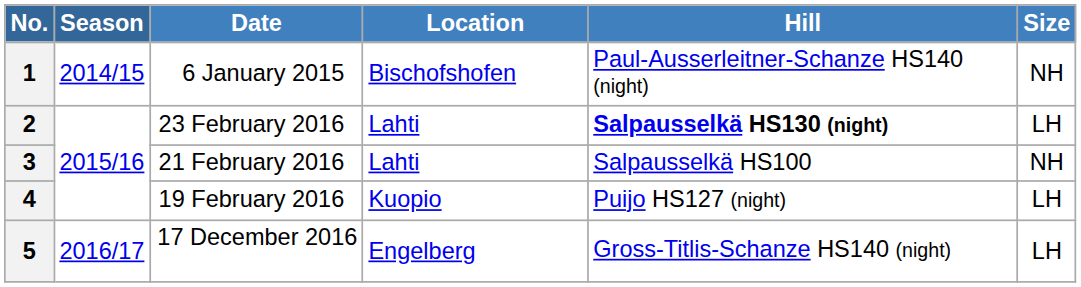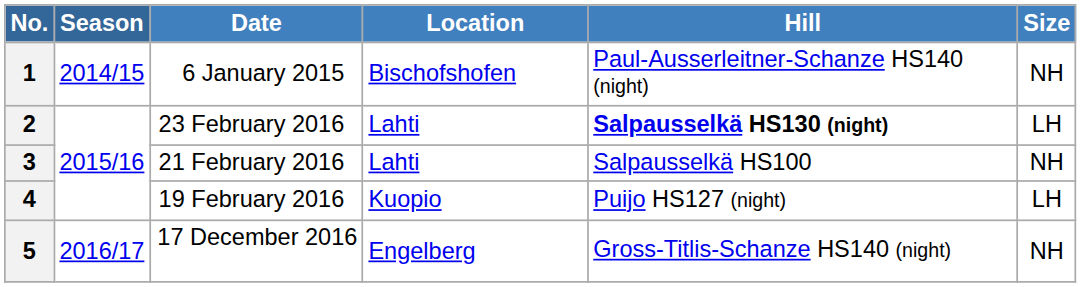(1047, 250) LH -> (1047, 250) NH
